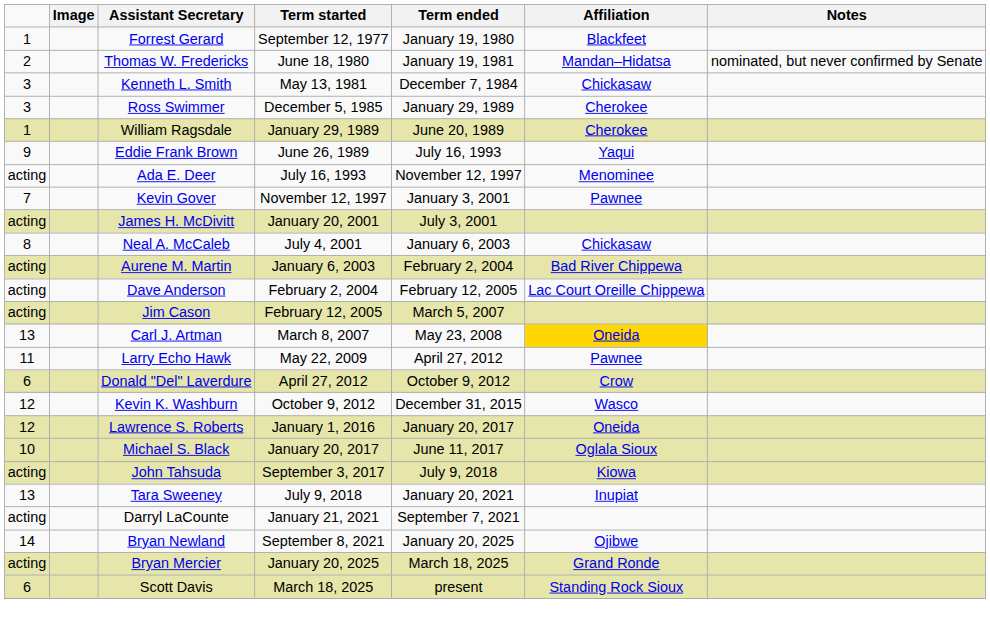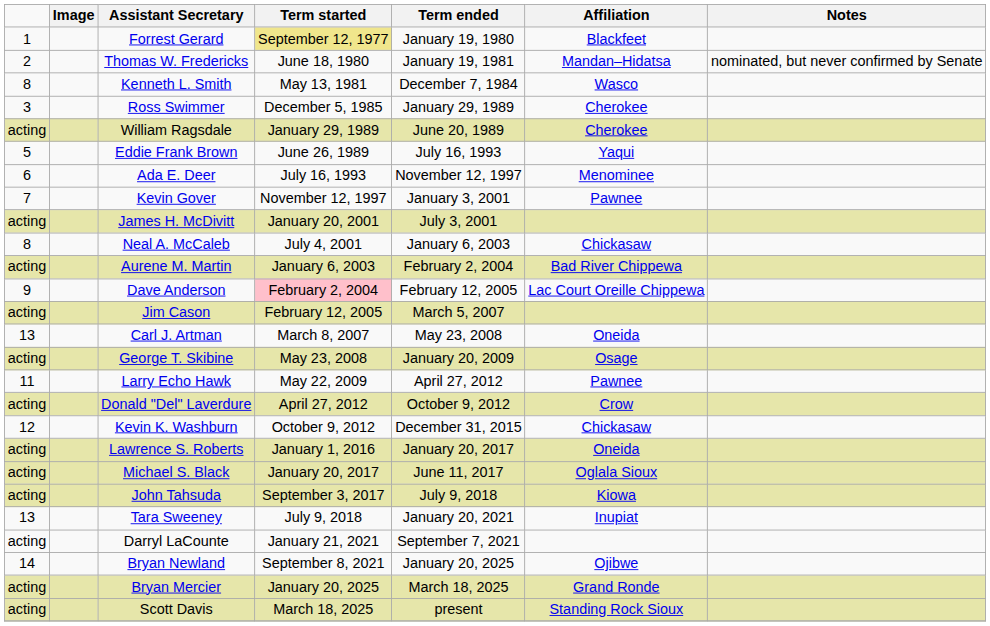(323, 38) no background -> (323, 38) khaki background
(27, 84) 3 -> (27, 84) 8
(616, 84) Chickasaw -> (616, 84) Wasco
(27, 130) 1 -> (27, 130) acting
(27, 152) 9 -> (27, 152) 5
(27, 175) acting -> (27, 175) 6
(27, 289) acting -> (27, 289) 9
(323, 289) no background -> (323, 289) pink background
(616, 335) gold background -> (616, 335) no background
+ row: (176, 358)
(27, 381) 6 -> (27, 404) acting
(616, 404) Wasco -> (616, 426) Chickasaw
(27, 426) 12 -> (27, 449) acting
(27, 449) 10 -> (27, 472) acting
(27, 586) 6 -> (27, 609) acting
